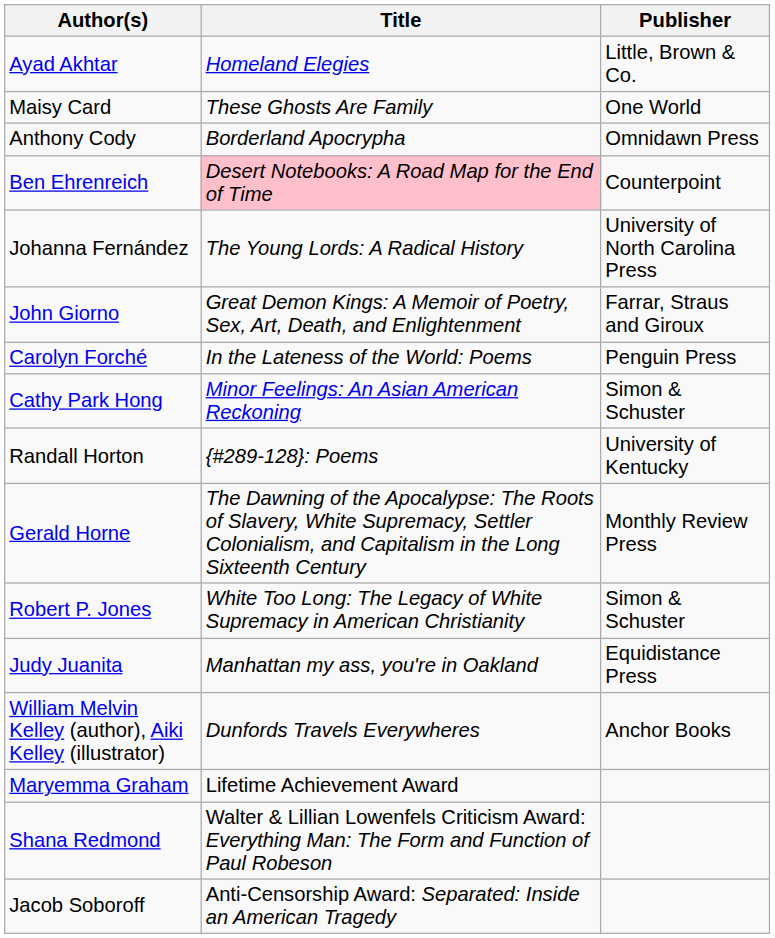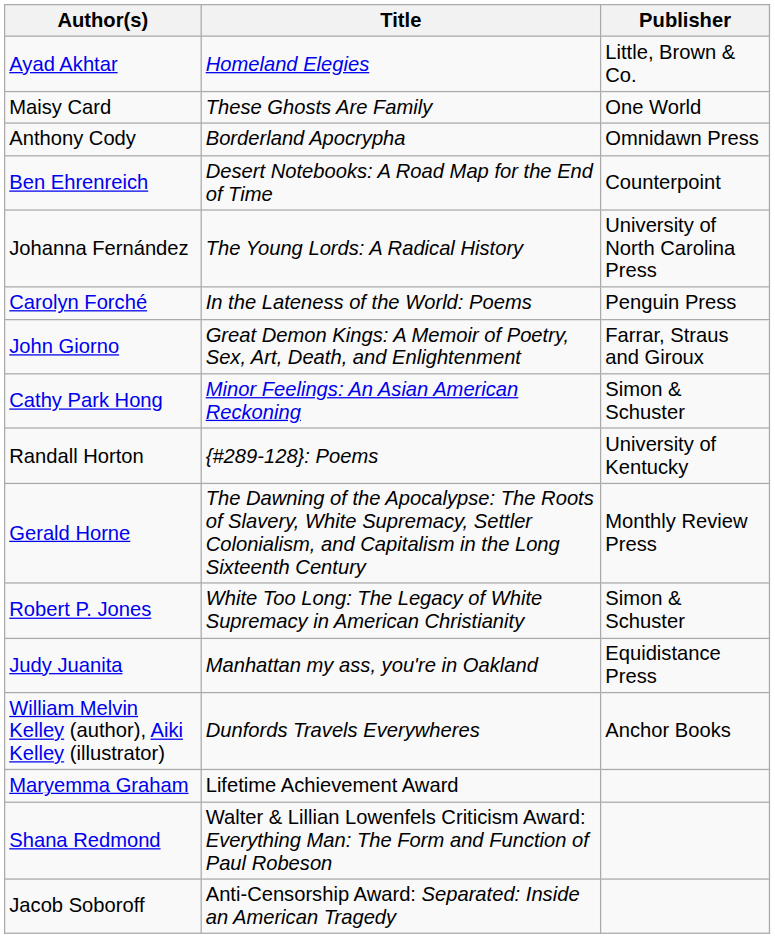(399, 182) pink background -> (399, 182) no background
rows swapped: (78, 357) <-> (64, 314)
